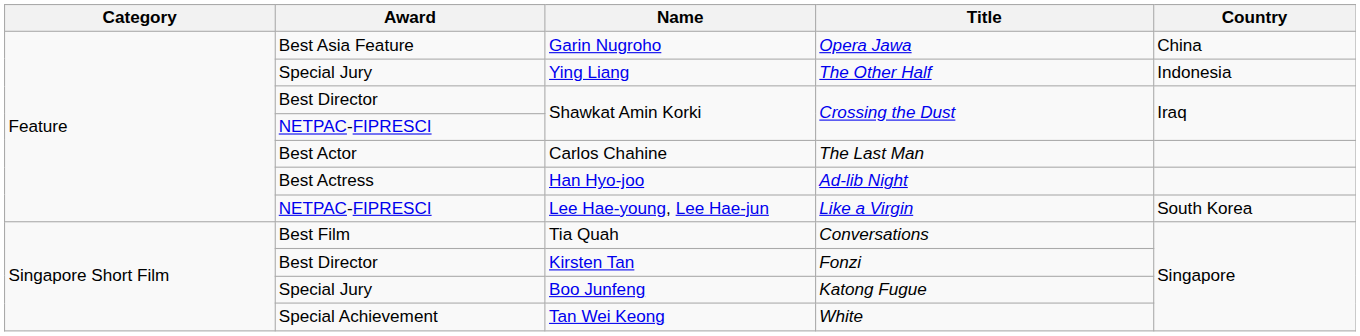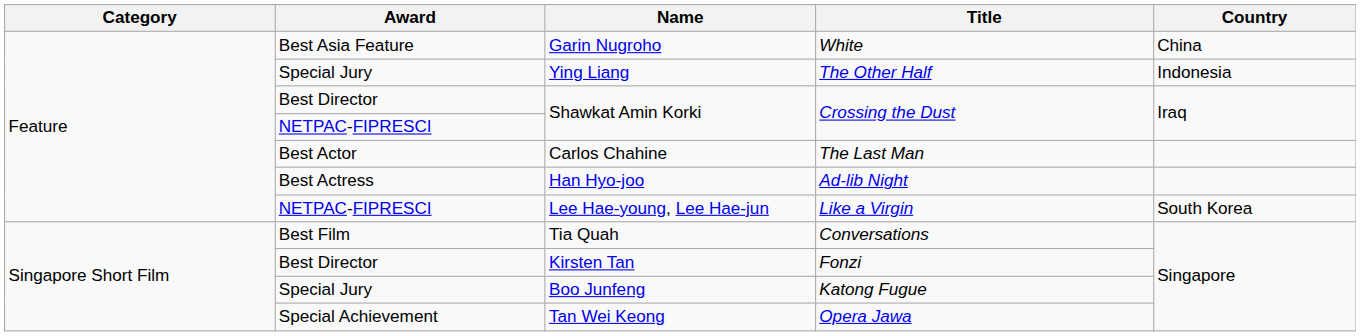(865, 45) Opera Jawa -> (841, 45) White
(841, 316) White -> (865, 316) Opera Jawa
